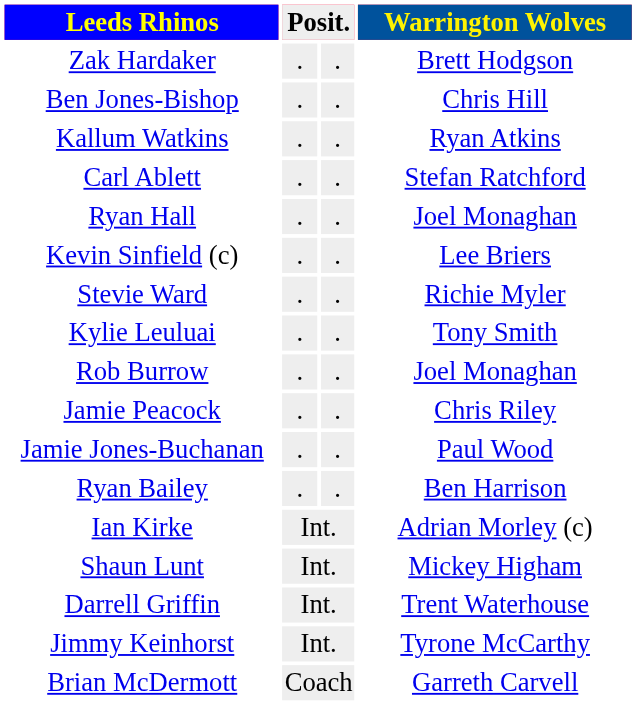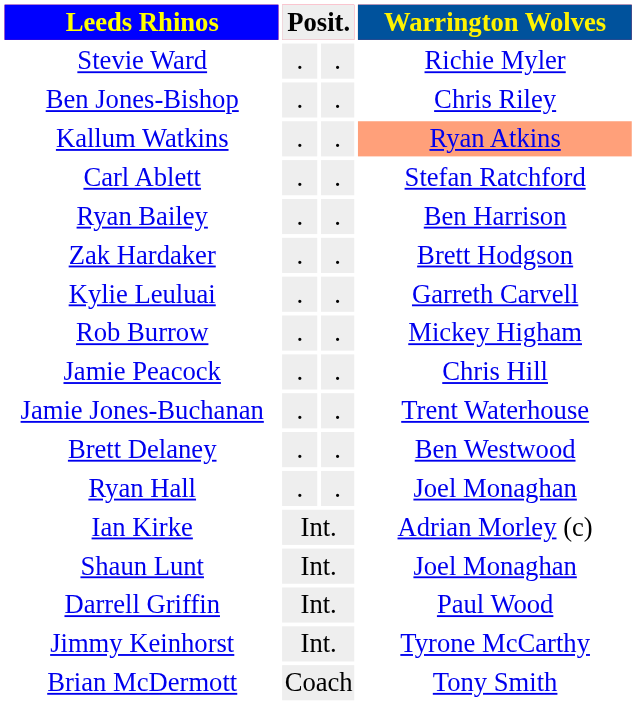rows swapped: (142, 60) <-> (142, 293)
(495, 99) Chris Hill -> (495, 99) Chris Riley
(495, 138) no background -> (495, 138) lightsalmon background
rows swapped: (142, 216) <-> (142, 488)
- row: (142, 254)
(495, 332) Tony Smith -> (495, 293) Garreth Carvell
(495, 371) Joel Monaghan -> (495, 332) Mickey Higham
(495, 410) Chris Riley -> (495, 371) Chris Hill
(495, 449) Paul Wood -> (495, 410) Trent Waterhouse
+ row: (142, 449)
(495, 565) Mickey Higham -> (495, 565) Joel Monaghan
(495, 604) Trent Waterhouse -> (495, 604) Paul Wood
(495, 682) Garreth Carvell -> (495, 682) Tony Smith
